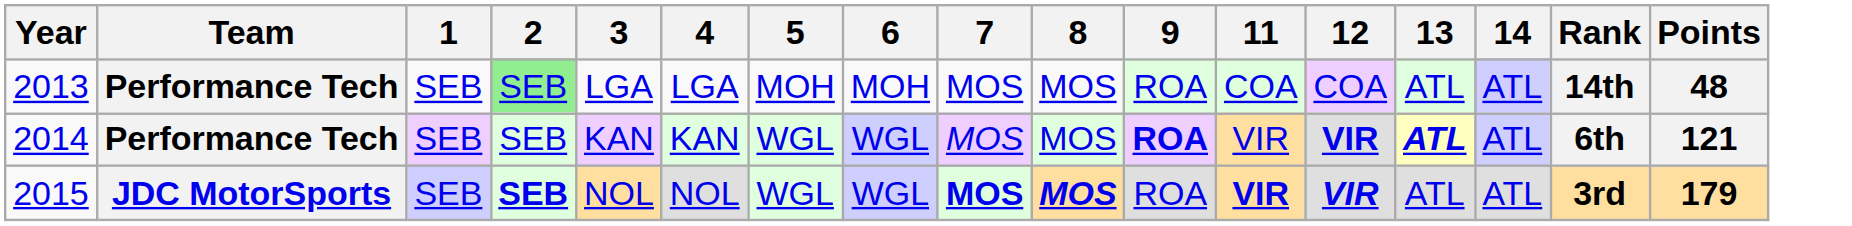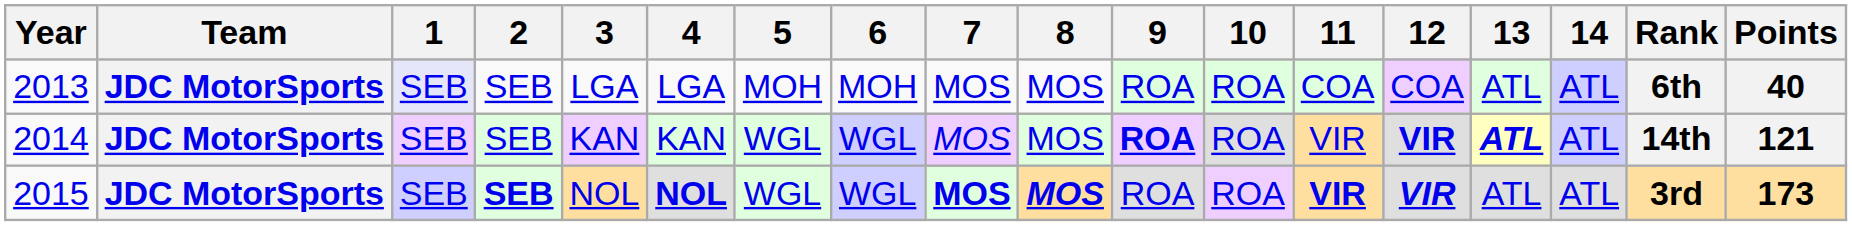+ column: (1248, 32)
(252, 86) Performance Tech -> (244, 86) JDC MotorSports
(448, 86) no background -> (434, 86) lavender background
(533, 86) lightgreen background -> (519, 86) no background
(1600, 86) 14th -> (1677, 86) 6th
(1709, 86) 48 -> (1786, 86) 40
(252, 140) Performance Tech -> (244, 140) JDC MotorSports
(1600, 140) 6th -> (1677, 140) 14th
(705, 193) normal -> (691, 193) bold
(1709, 193) 179 -> (1786, 193) 173
